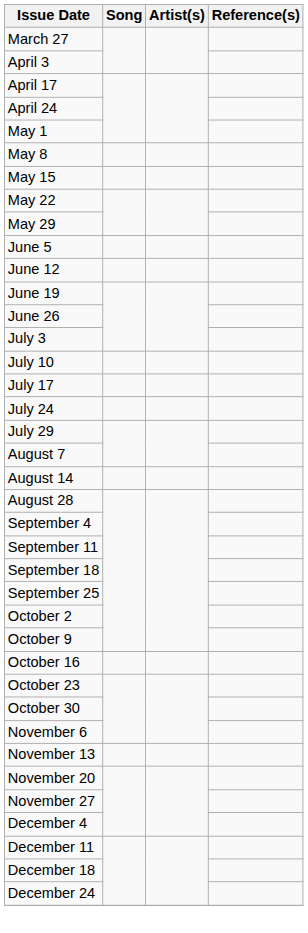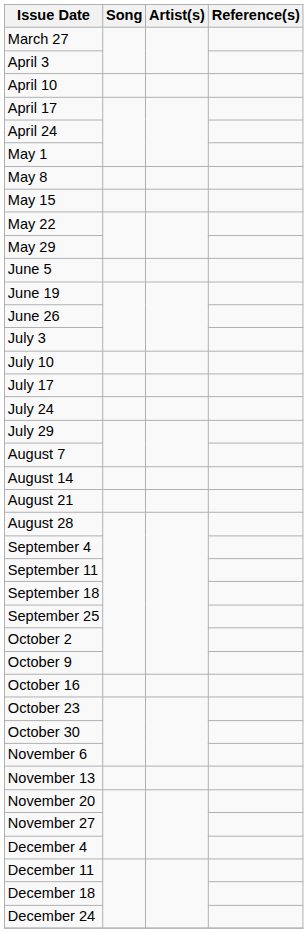+ row: (32, 85)
- row: (34, 270)
+ row: (41, 500)
